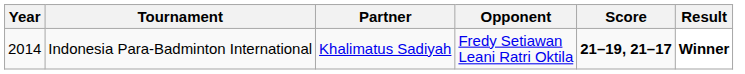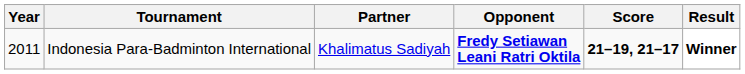(25, 49) 2014 -> (24, 49) 2011
(516, 49) normal -> (519, 49) bold
